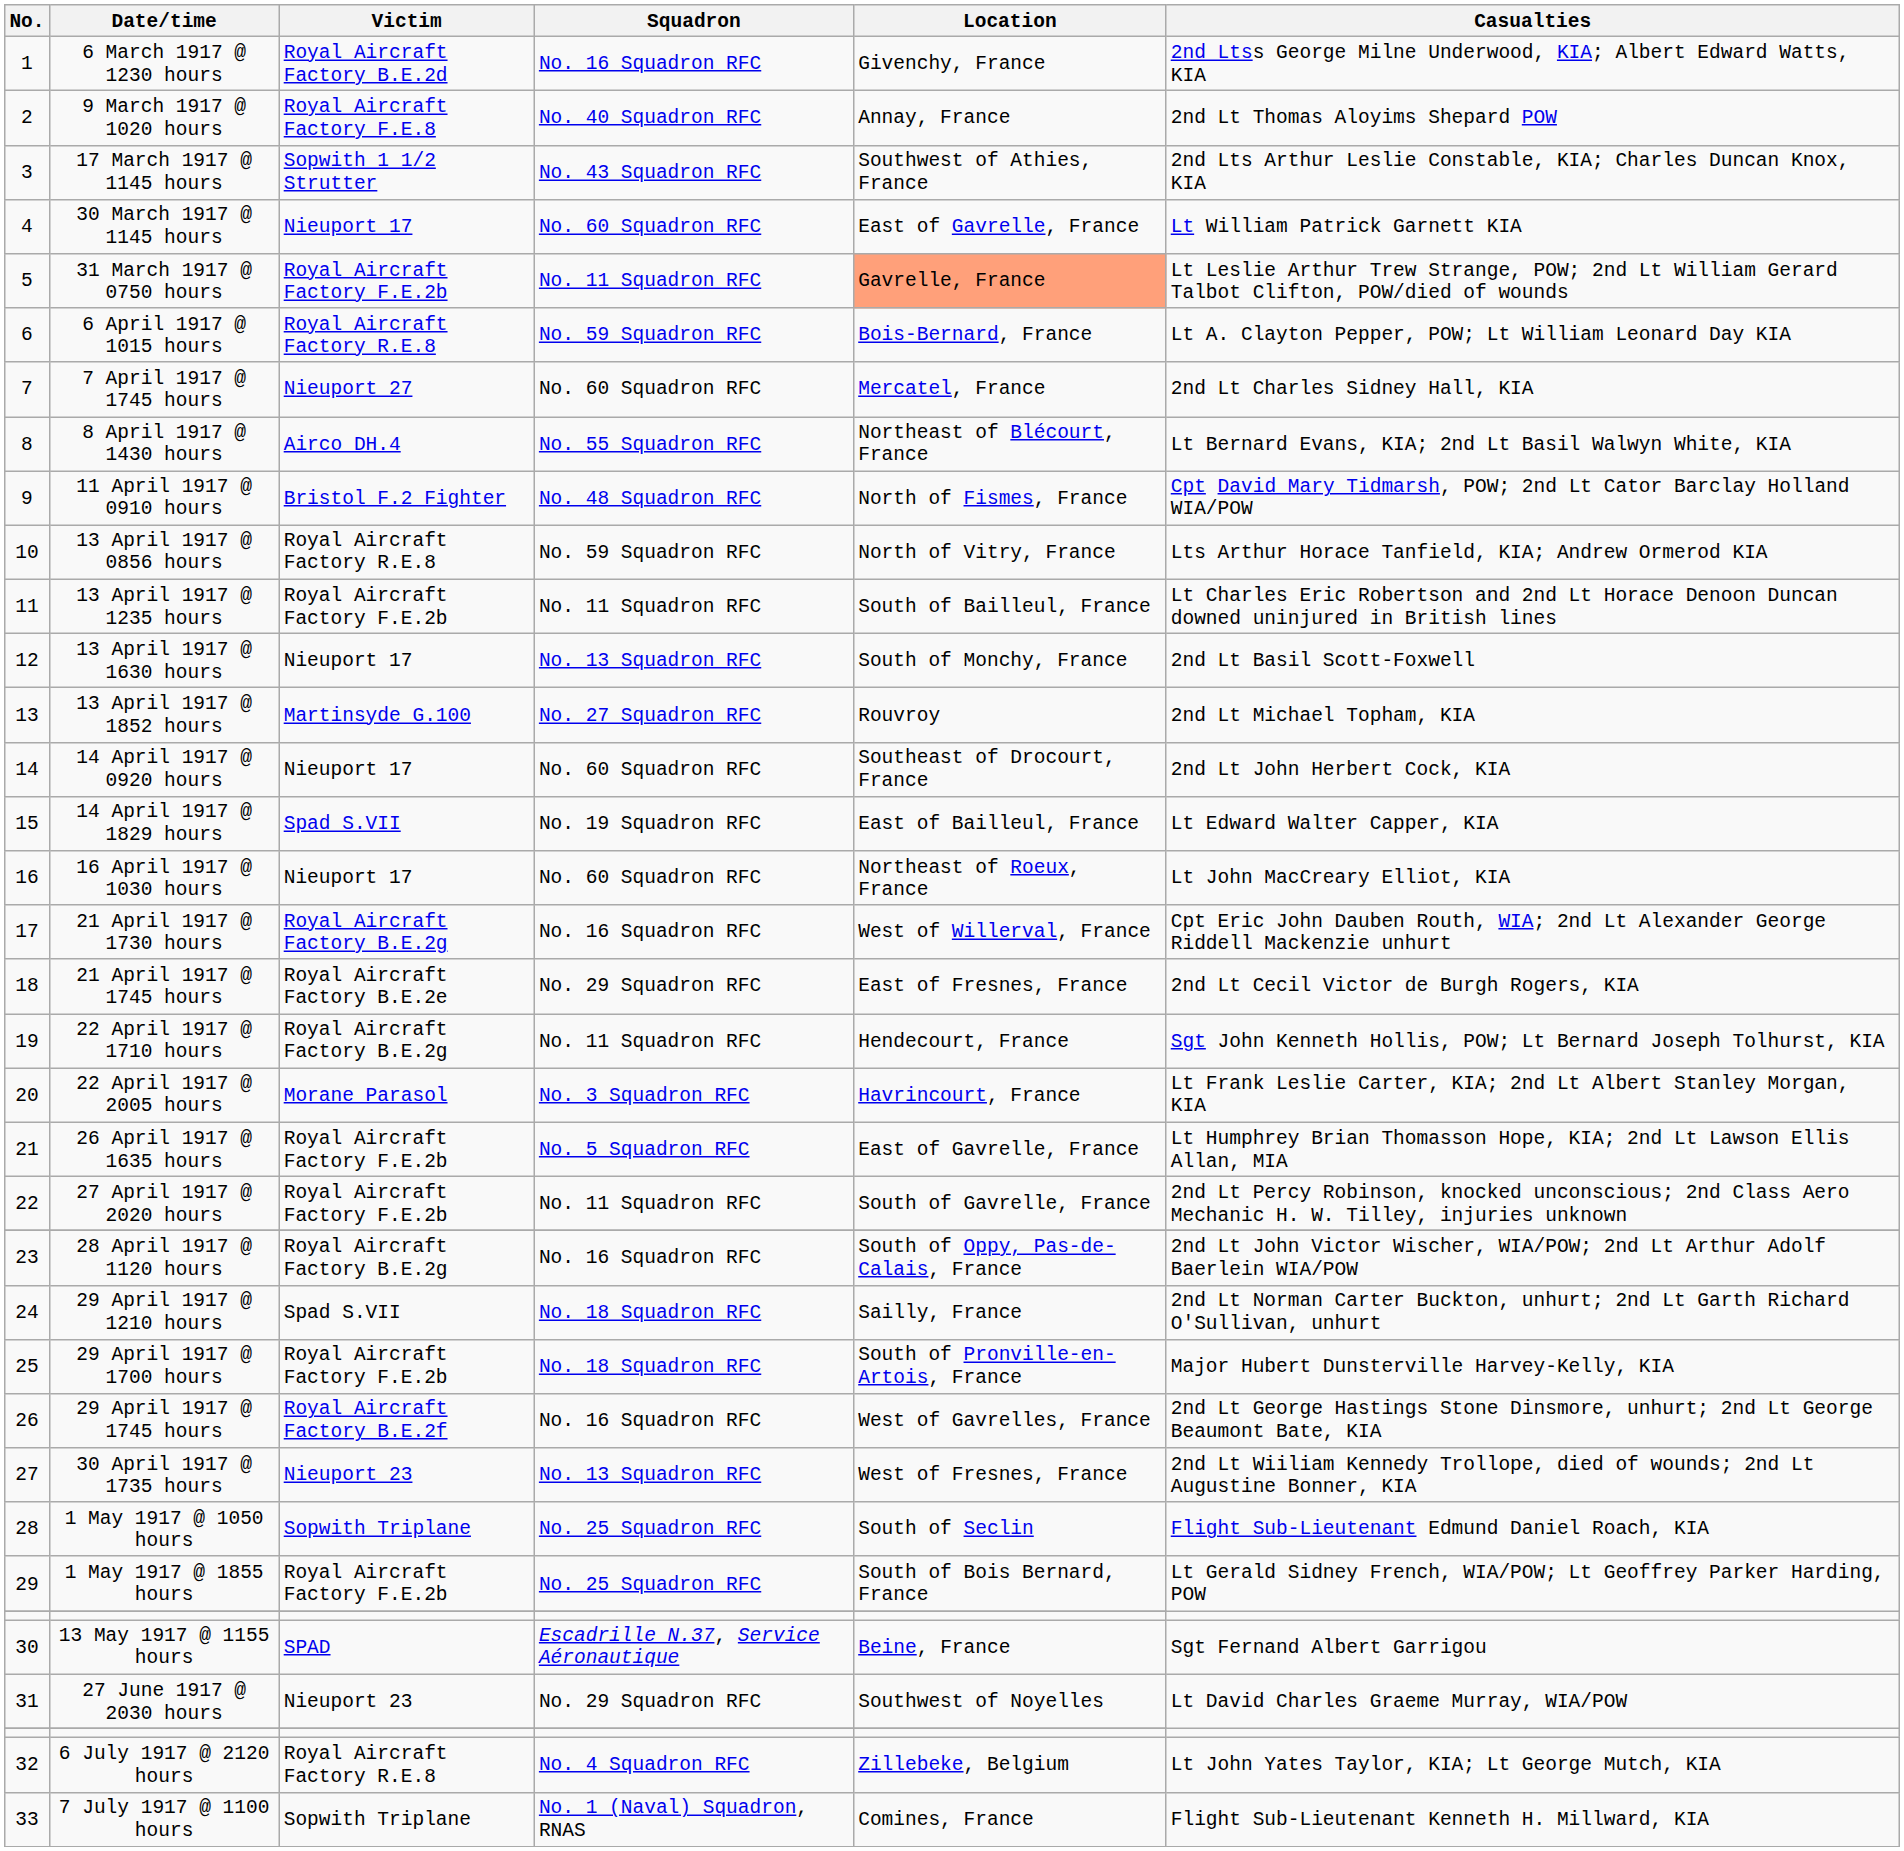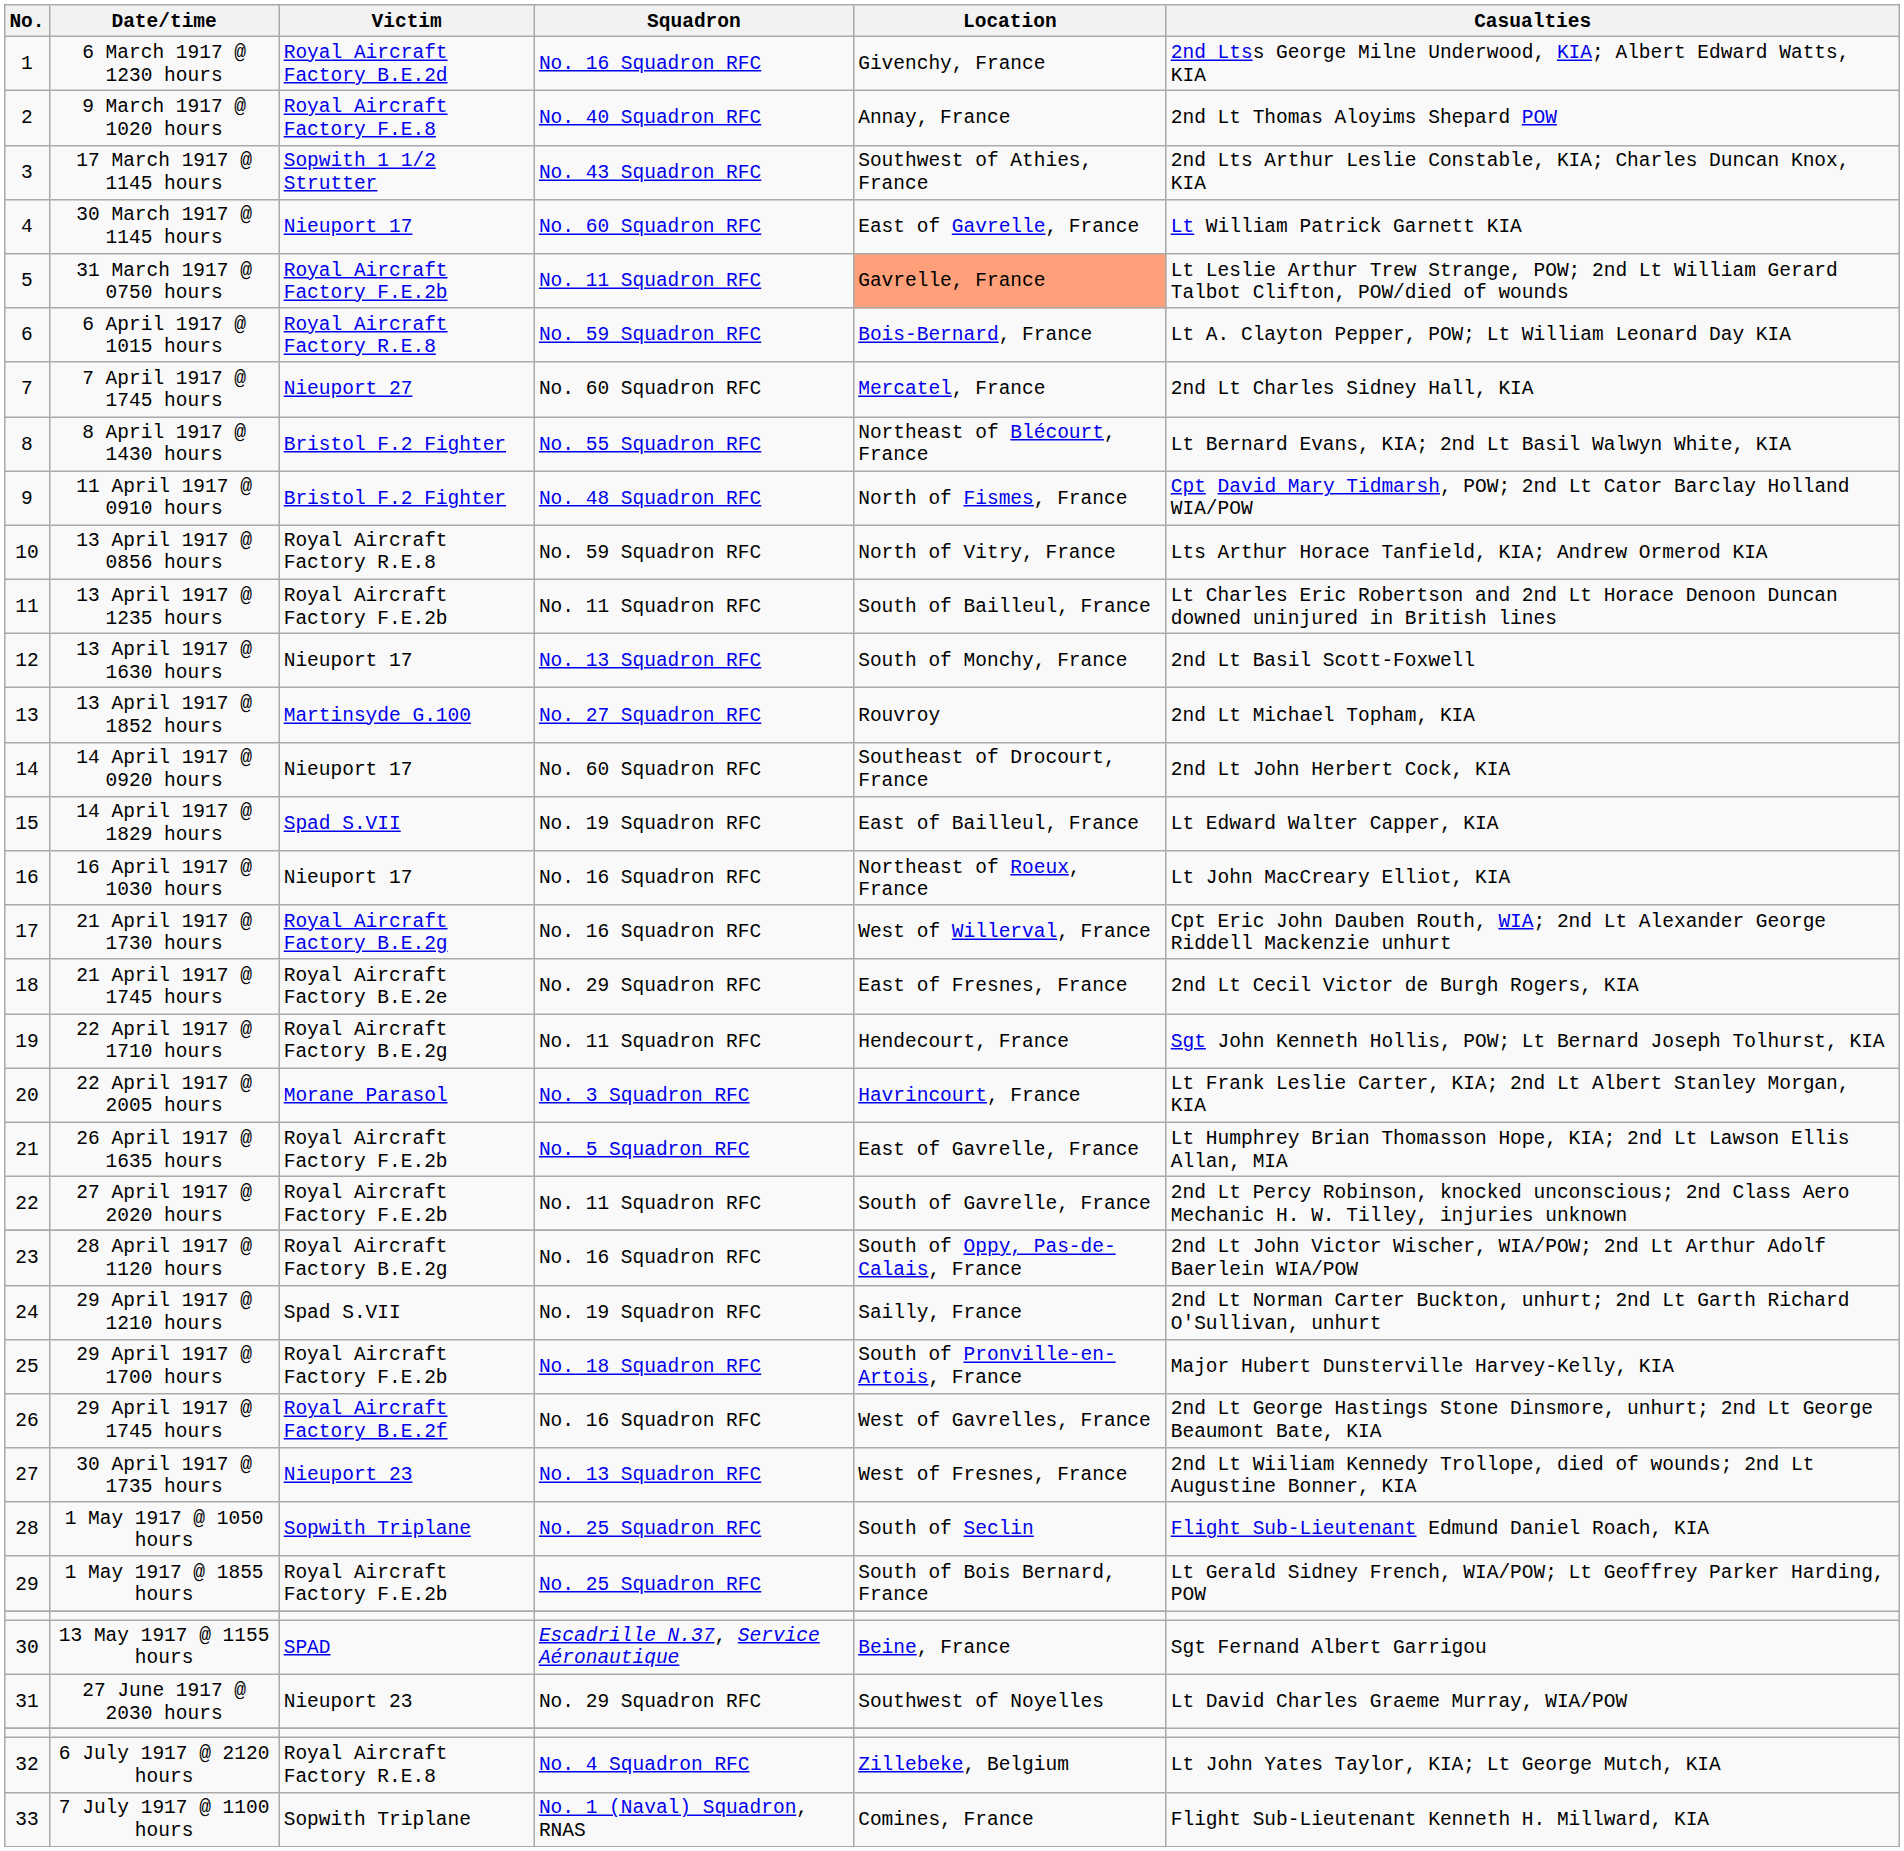(342, 444) Airco DH.4 -> (395, 444) Bristol F.2 Fighter
(650, 878) No. 60 Squadron RFC -> (650, 878) No. 16 Squadron RFC
(650, 1312) No. 18 Squadron RFC -> (650, 1312) No. 19 Squadron RFC
